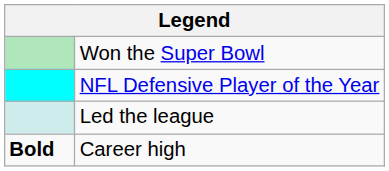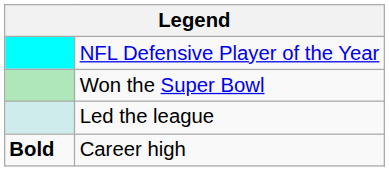rows swapped: (229, 85) <-> (172, 52)
